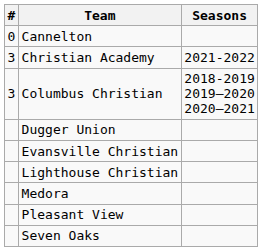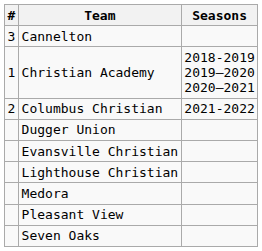(12, 36) 0 -> (12, 36) 3
(12, 57) 3 -> (12, 72) 1
(220, 57) 2021-2022 -> (220, 72) 2018-2019 2019–2020 2020–2021
(12, 94) 3 -> (12, 109) 2
(220, 94) 2018-2019 2019–2020 2020–2021 -> (220, 109) 2021-2022
